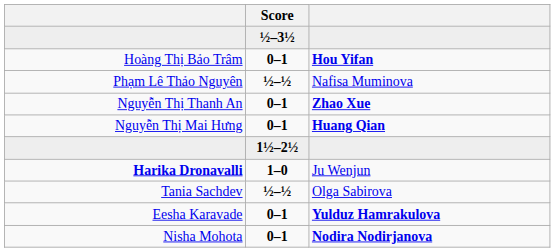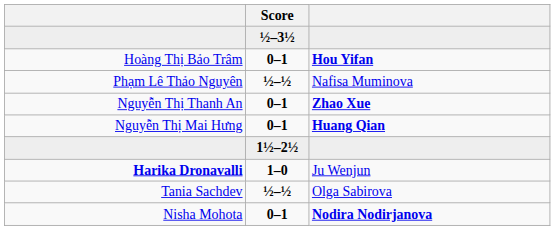- row: (198, 214)
